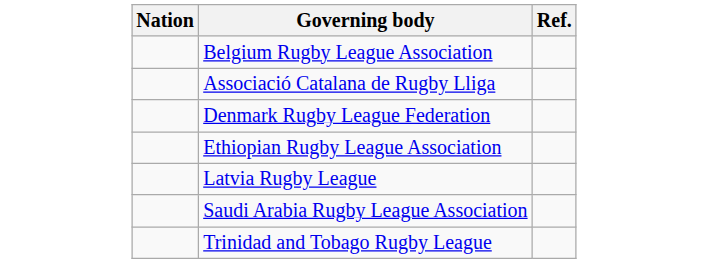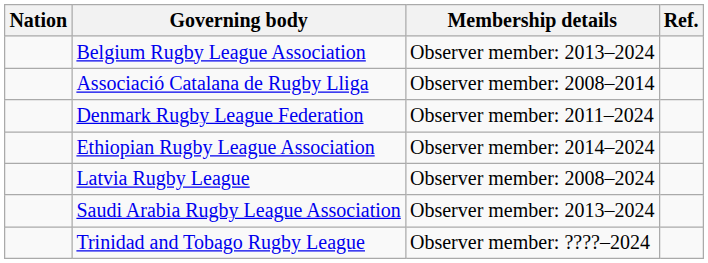+ column: (532, 20)
